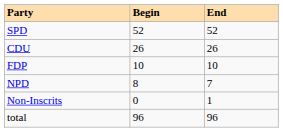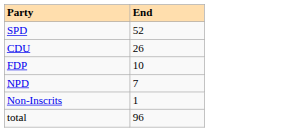- column: (146, 13)
